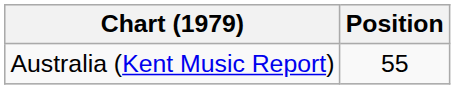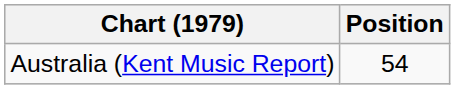(395, 63) 55 -> (395, 63) 54
